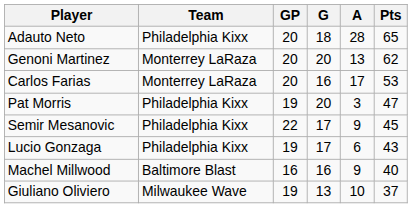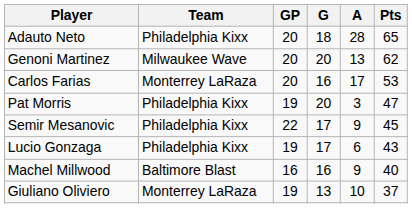(199, 59) Monterrey LaRaza -> (194, 59) Milwaukee Wave
(194, 192) Milwaukee Wave -> (199, 192) Monterrey LaRaza
